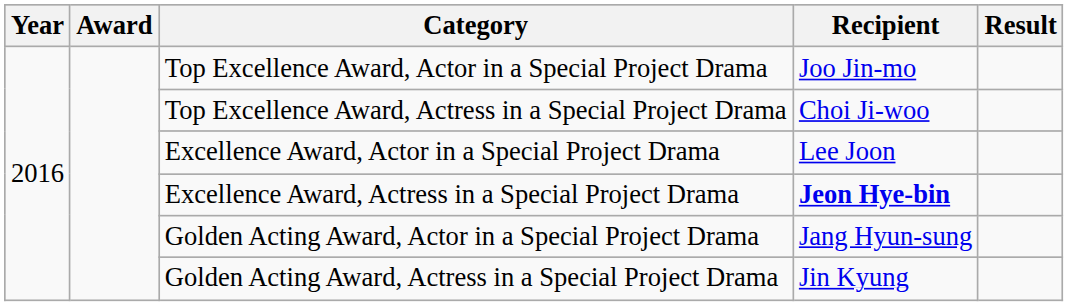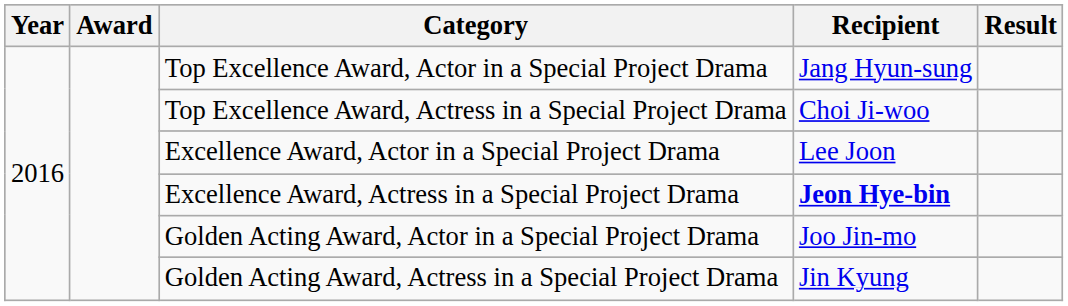(858, 67) Joo Jin-mo -> (886, 67) Jang Hyun-sung
(886, 236) Jang Hyun-sung -> (858, 236) Joo Jin-mo
